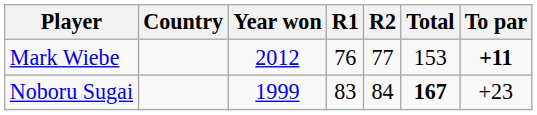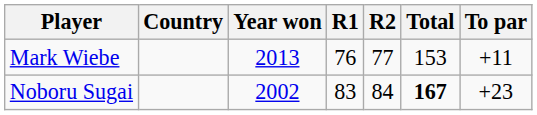(277, 57) 2012 -> (277, 57) 2013
(496, 57) bold -> (496, 57) normal
(277, 92) 1999 -> (277, 92) 2002
